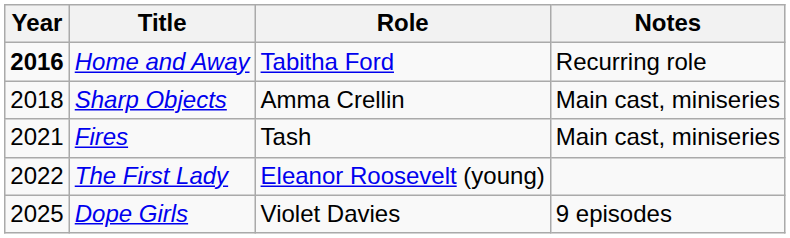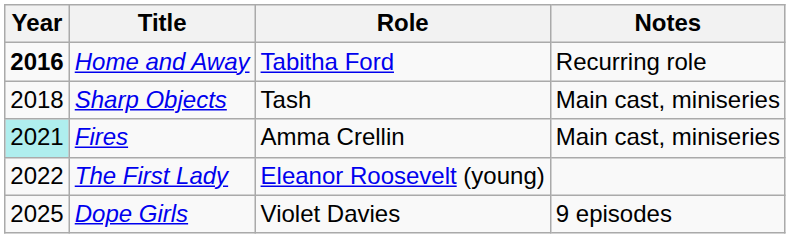(333, 99) Amma Crellin -> (286, 99) Tash
(37, 137) no background -> (37, 137) paleturquoise background
(286, 137) Tash -> (333, 137) Amma Crellin
